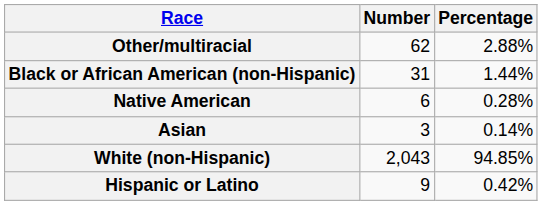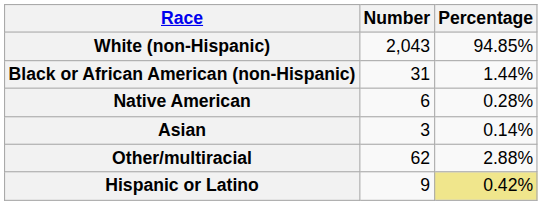rows swapped: (182, 158) <-> (182, 46)
(508, 185) no background -> (508, 185) khaki background
